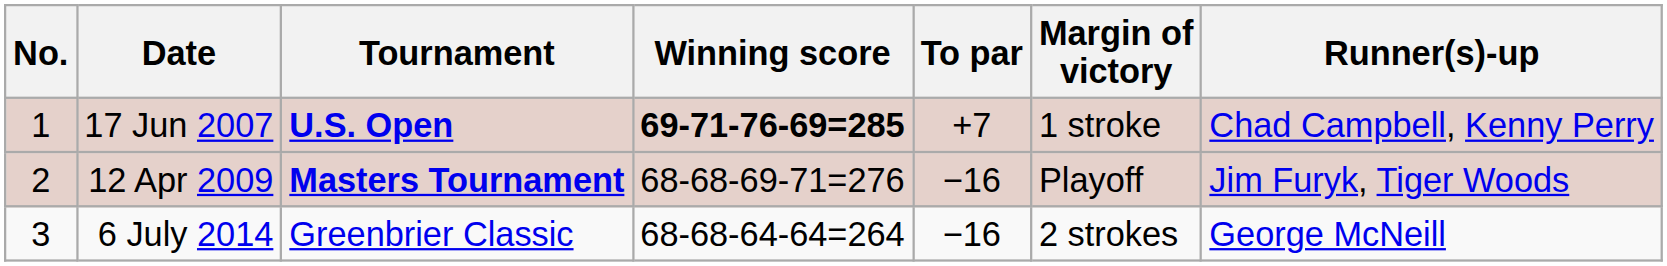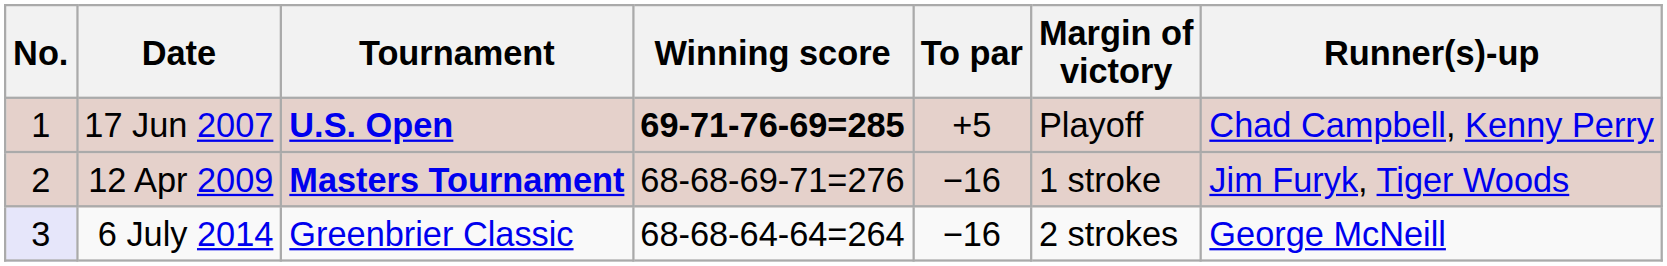(972, 125) +7 -> (972, 125) +5
(1100, 125) 1 stroke -> (1091, 125) Playoff
(1091, 180) Playoff -> (1100, 180) 1 stroke
(41, 234) no background -> (41, 234) lavender background
